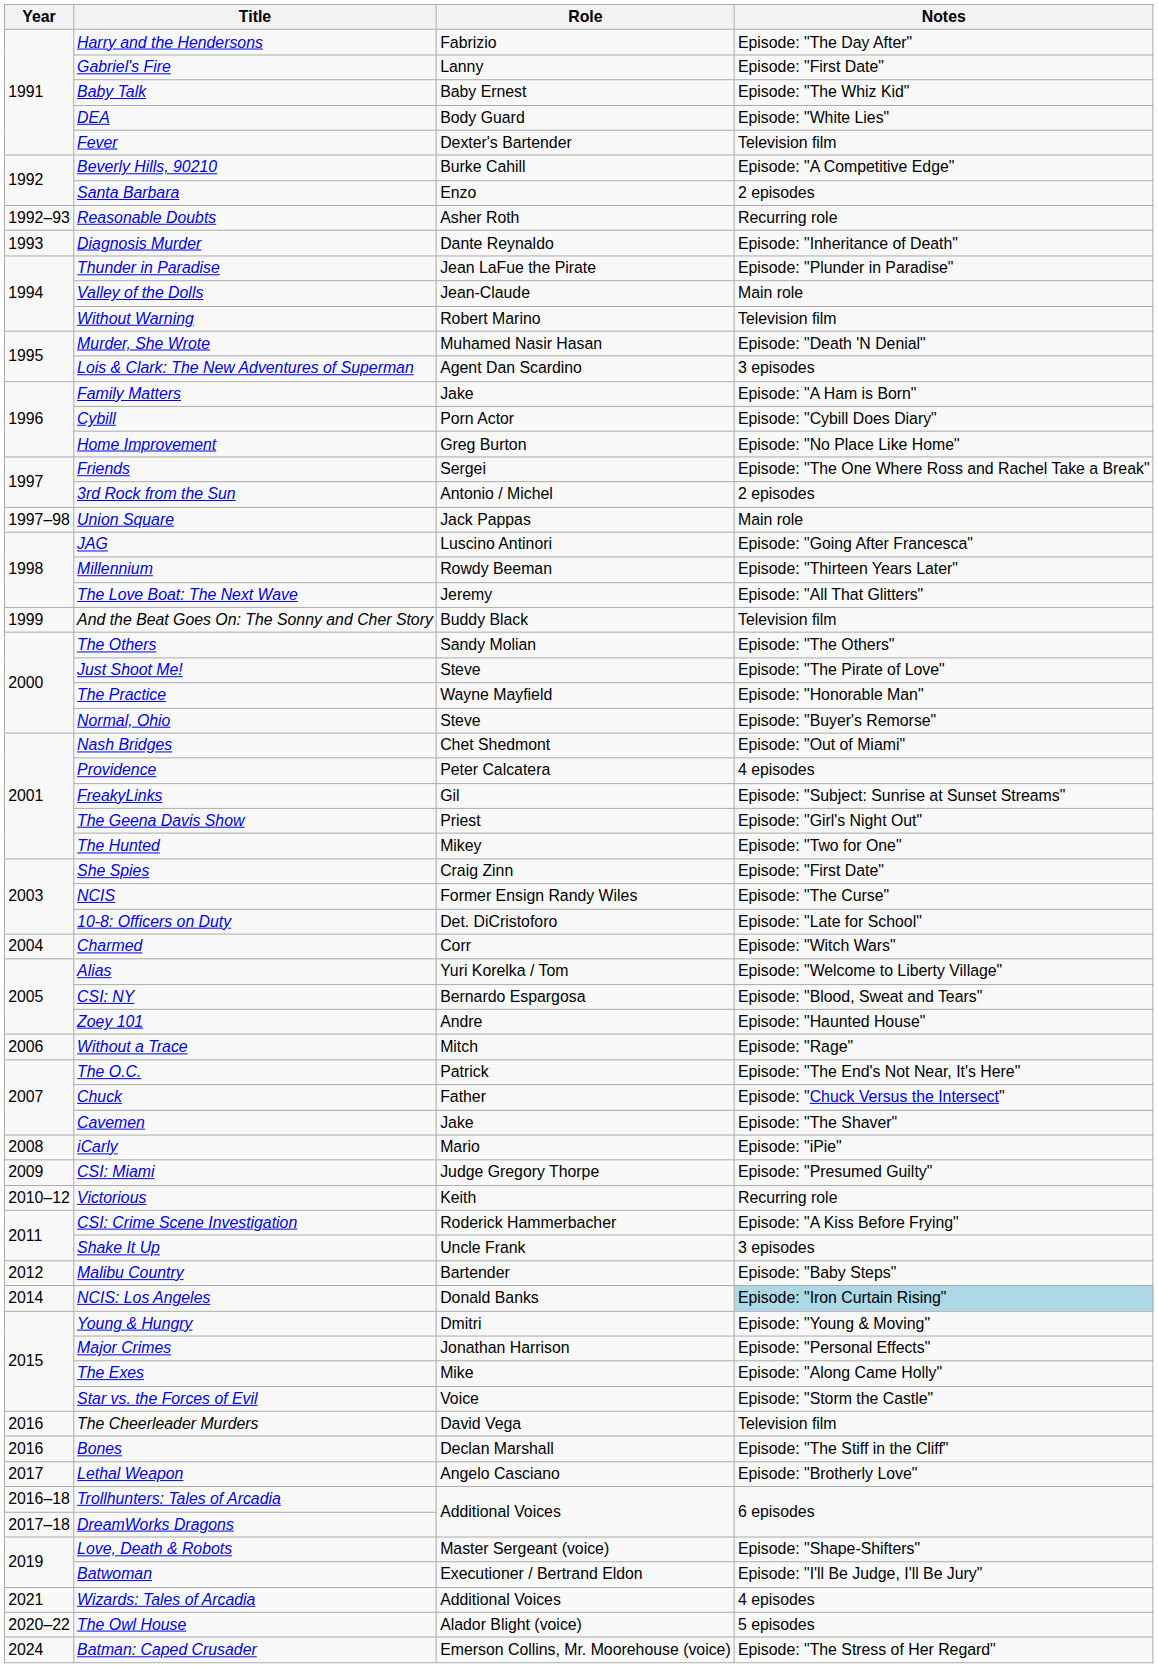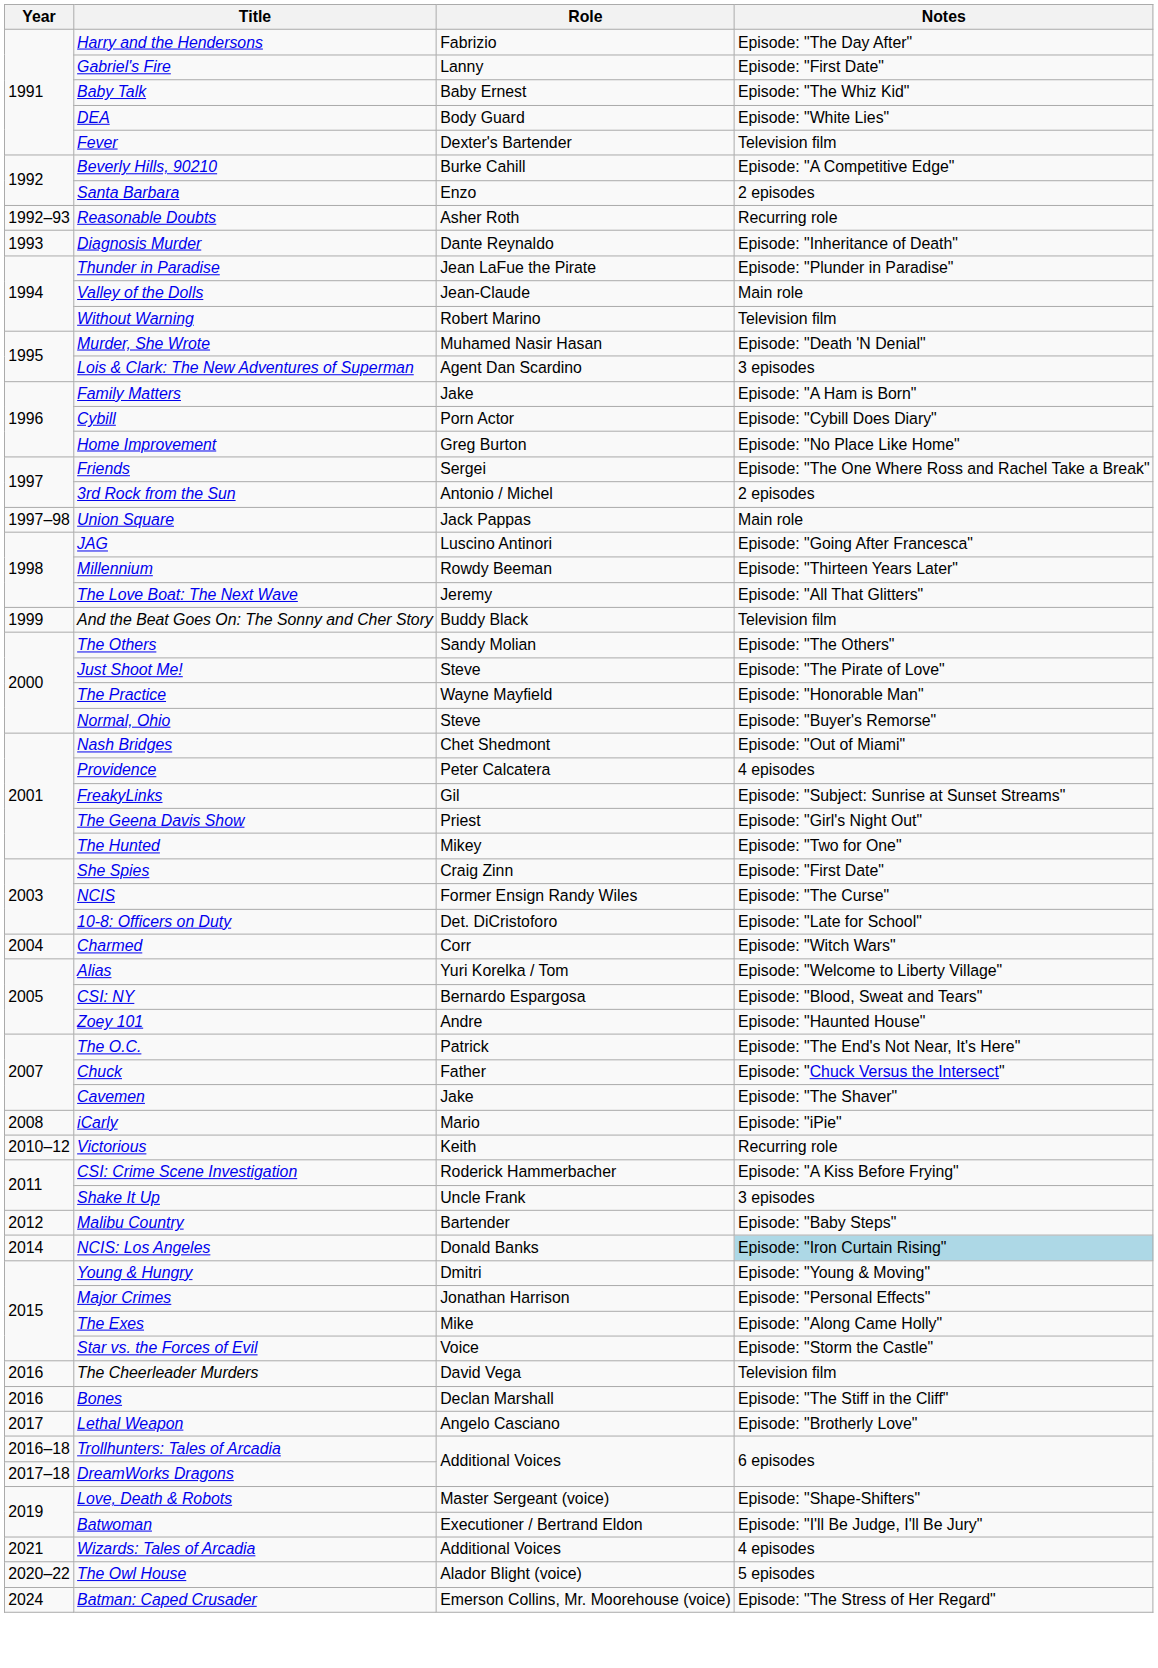- row: (132, 1047)
- row: (116, 1172)
